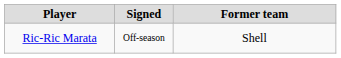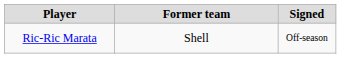columns swapped: (144, 14) <-> (254, 14)
